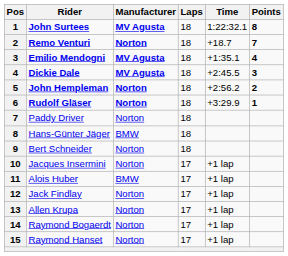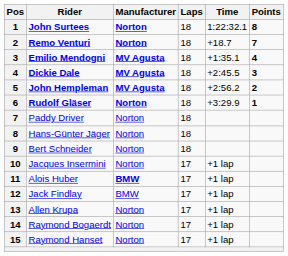(140, 27) MV Agusta -> (131, 27) Norton
(131, 88) Norton -> (140, 88) MV Agusta
(127, 133) BMW -> (130, 133) Norton
(127, 179) normal -> (127, 179) bold
(130, 194) Norton -> (127, 194) BMW
